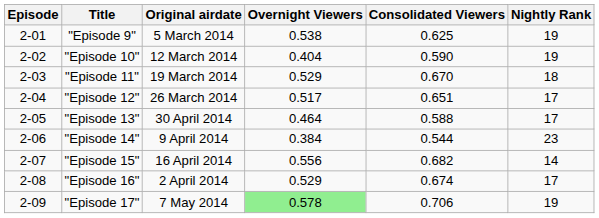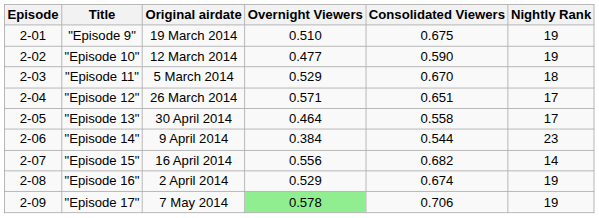(194, 35) 5 March 2014 -> (194, 35) 19 March 2014
(305, 35) 0.538 -> (305, 35) 0.510
(437, 35) 0.625 -> (437, 35) 0.675
(305, 56) 0.404 -> (305, 56) 0.477
(194, 77) 19 March 2014 -> (194, 77) 5 March 2014
(305, 98) 0.517 -> (305, 98) 0.571
(437, 118) 0.588 -> (437, 118) 0.558
(551, 181) 17 -> (551, 181) 19
